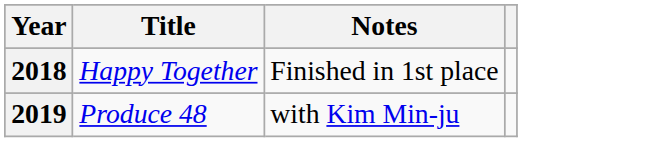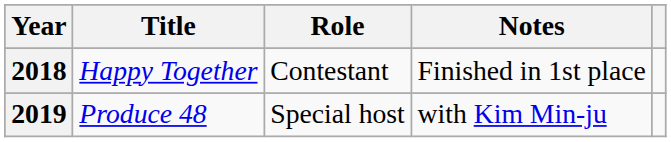+ column: (338, 26)
